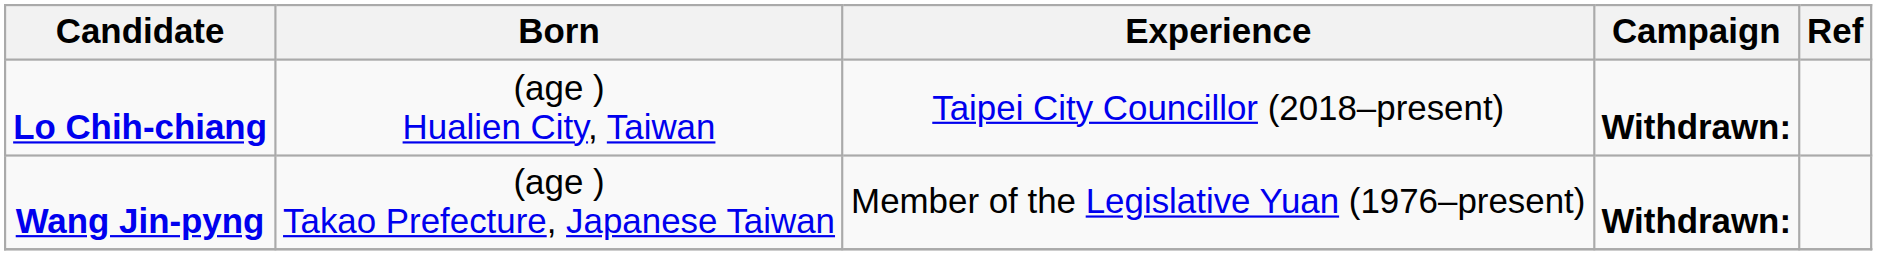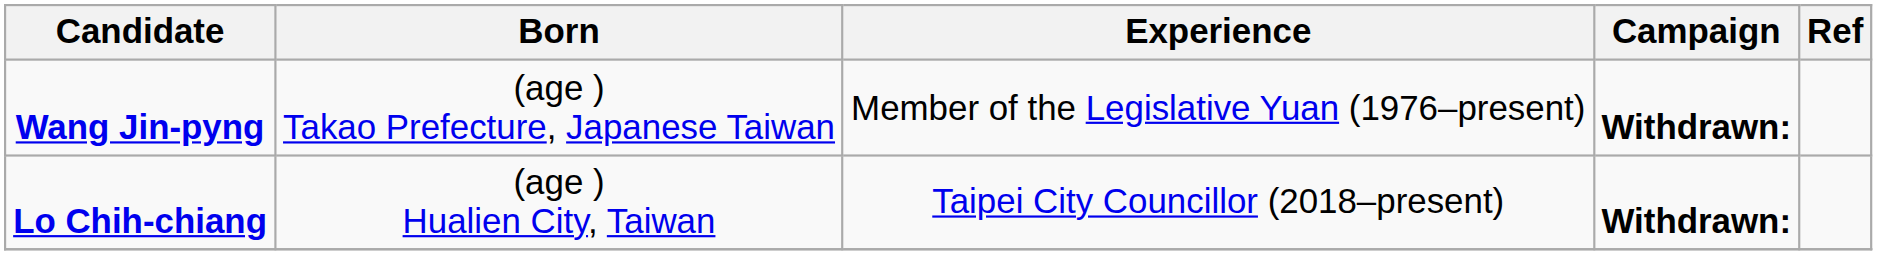rows swapped: (140, 126) <-> (140, 221)
